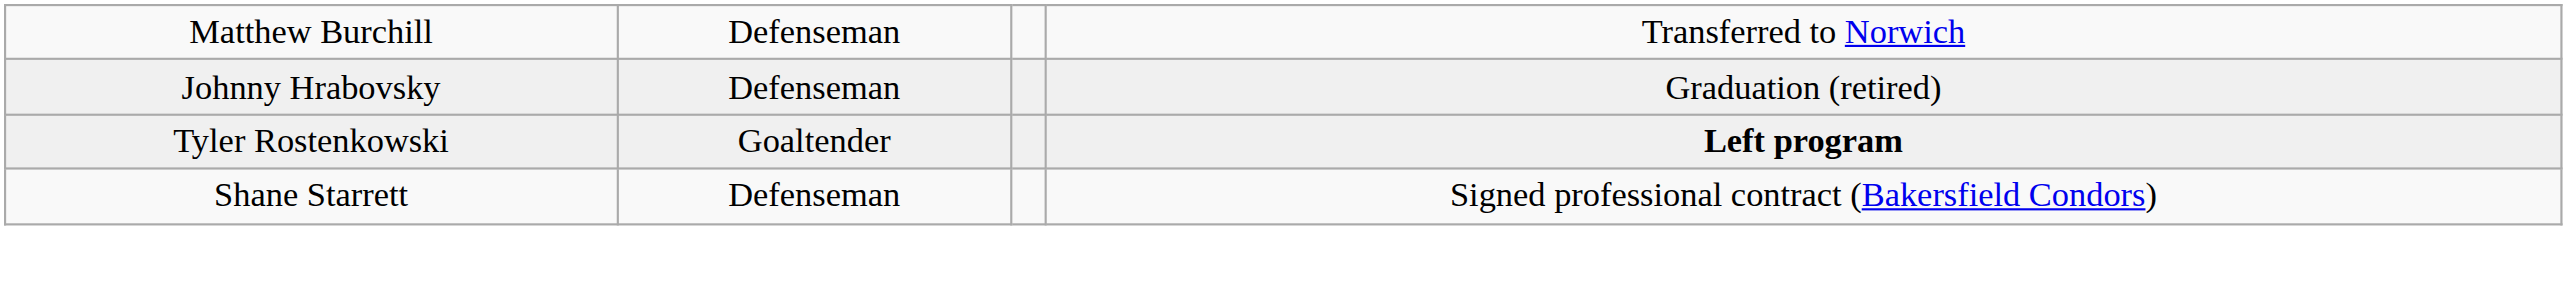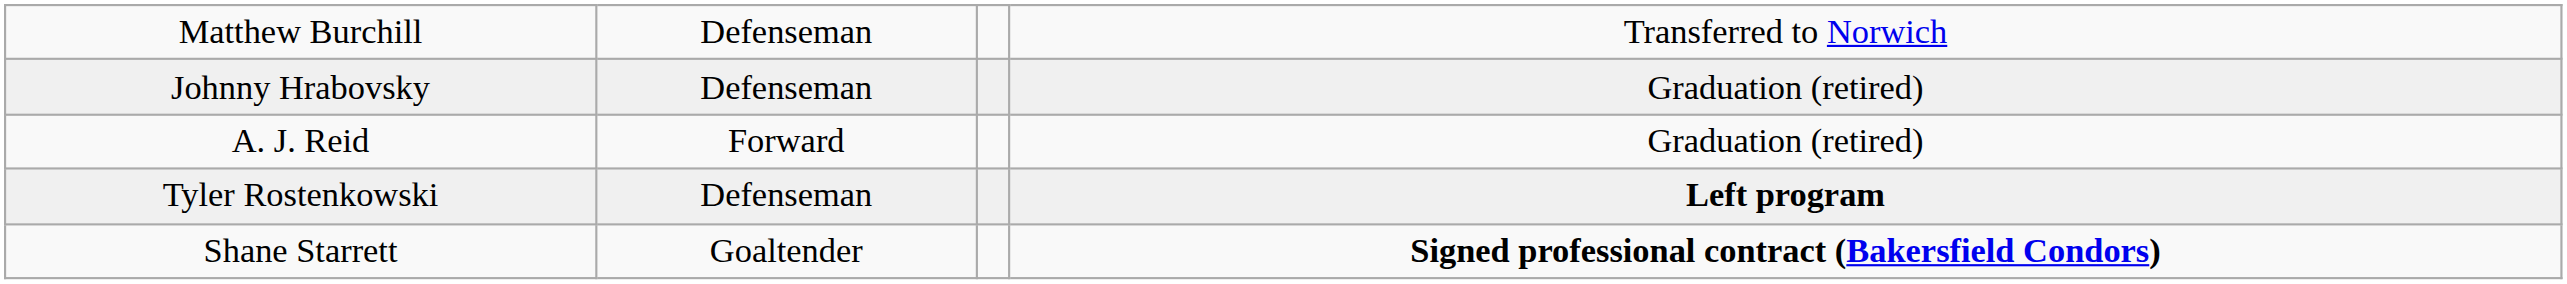+ row: (300, 140)
(814, 140) Goaltender -> (786, 195) Defenseman
(814, 195) Defenseman -> (786, 250) Goaltender
(1803, 195) normal -> (1785, 250) bold
